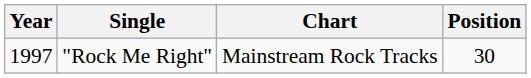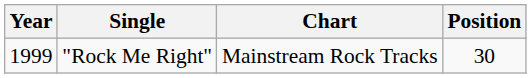(31, 55) 1997 -> (31, 55) 1999
